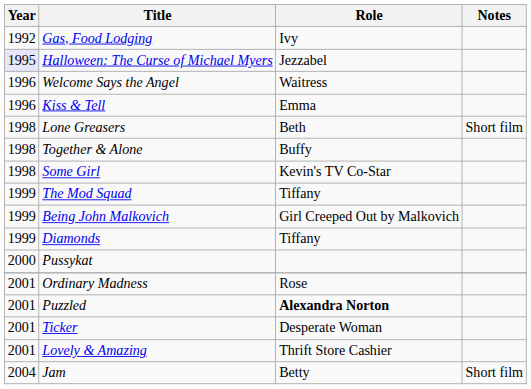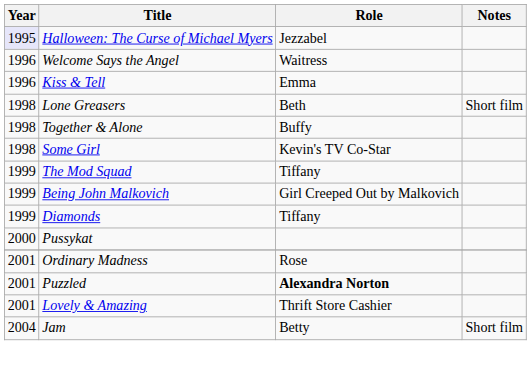- row: (97, 37)
- row: (60, 328)
